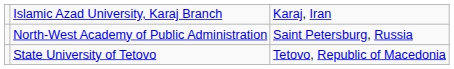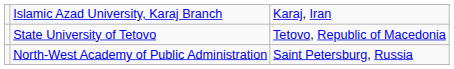rows swapped: (140, 34) <-> (85, 54)
